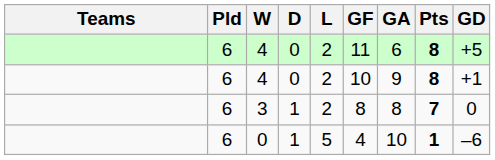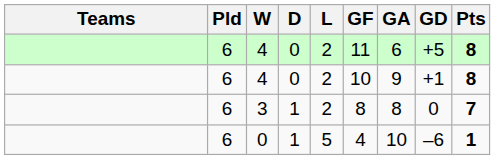columns swapped: (472, 19) <-> (434, 19)
